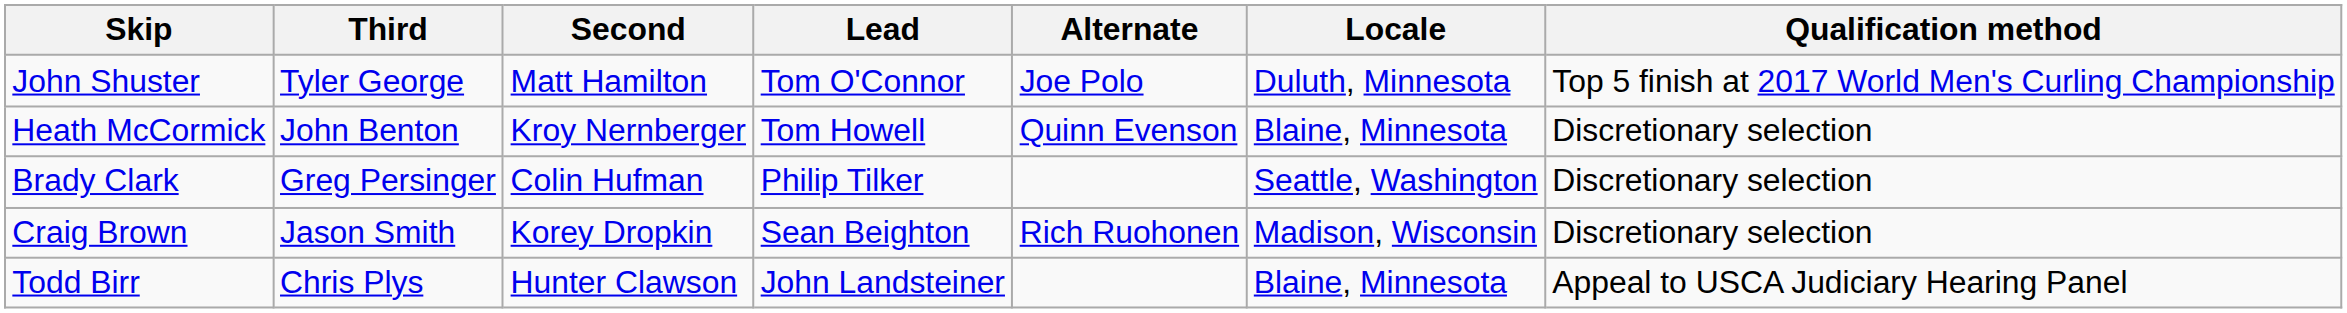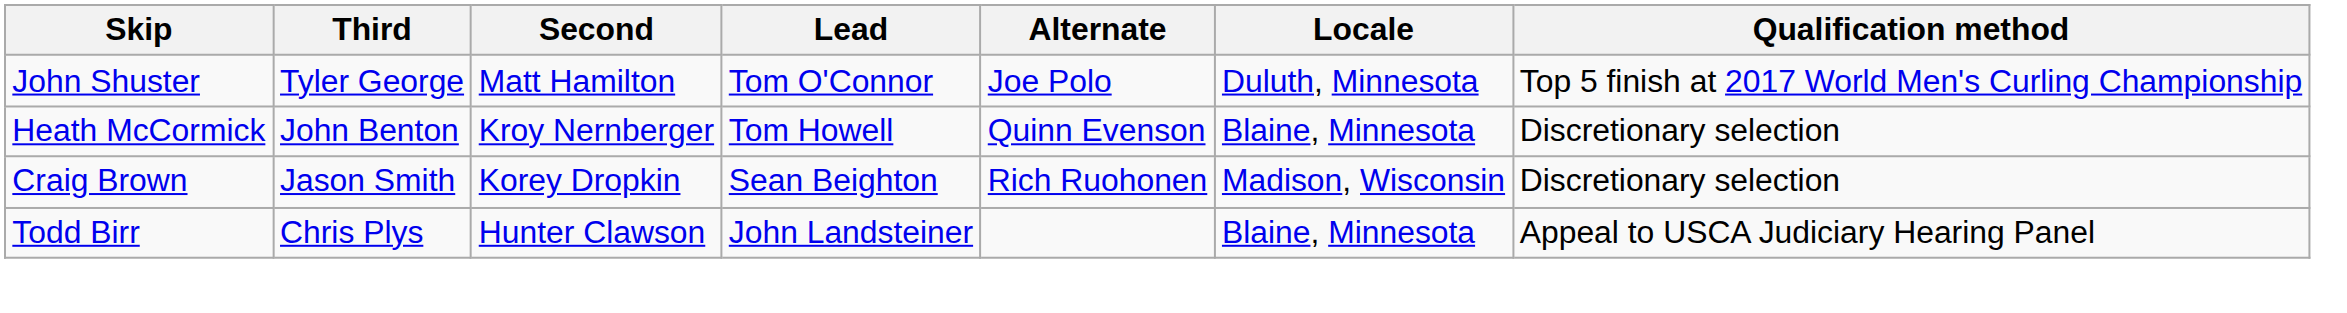- row: (95, 181)
